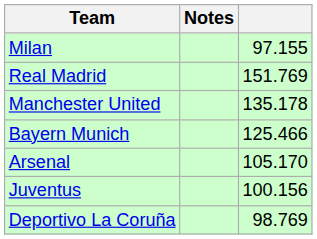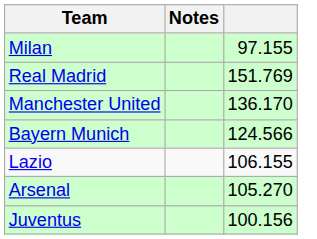(275, 104) 135.178 -> (260, 104) 136.170
(275, 133) 125.466 -> (260, 133) 124.566
+ row: (30, 162)
(275, 162) 105.170 -> (260, 190) 105.270
- row: (92, 219)
